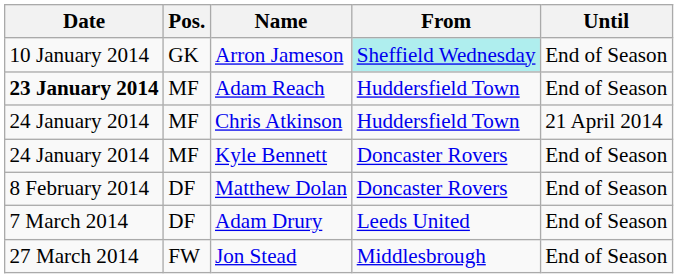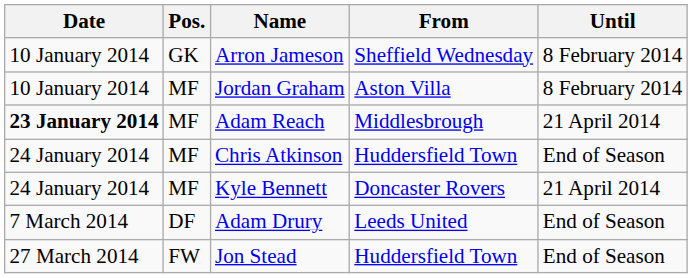(446, 54) paleturquoise background -> (444, 54) no background
(606, 54) End of Season -> (613, 54) 8 February 2014
+ row: (280, 88)
(438, 88) Huddersfield Town -> (419, 121) Middlesbrough
(606, 88) End of Season -> (601, 121) 21 April 2014
(604, 121) 21 April 2014 -> (604, 155) End of Season
(606, 155) End of Season -> (601, 188) 21 April 2014
- row: (281, 188)
(421, 255) Middlesbrough -> (436, 255) Huddersfield Town
